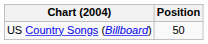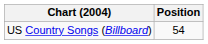(179, 30) 50 -> (179, 30) 54
